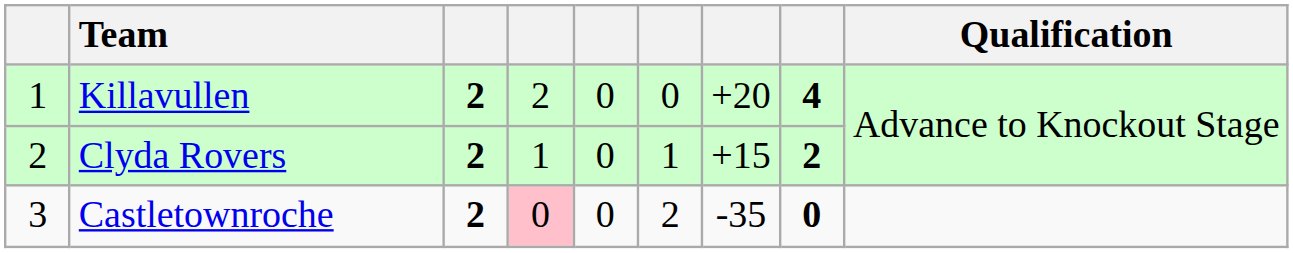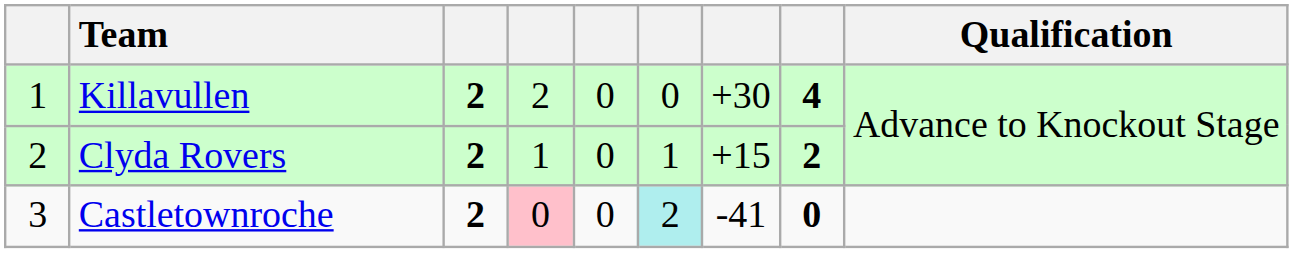(741, 94) +20 -> (741, 94) +30
(670, 214) no background -> (670, 214) paleturquoise background
(741, 214) -35 -> (741, 214) -41
